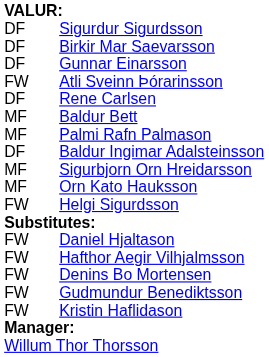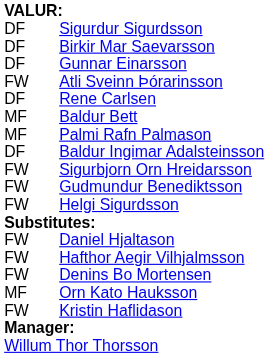(16, 169) MF -> (16, 169) FW
rows swapped: (151, 292) <-> (128, 187)
